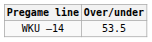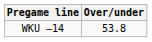(114, 29) 53.5 -> (114, 29) 53.8
